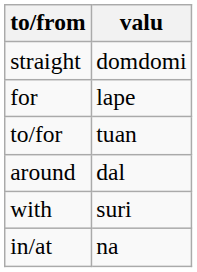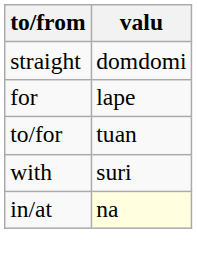- row: (43, 172)
(107, 246) no background -> (107, 209) lightyellow background
